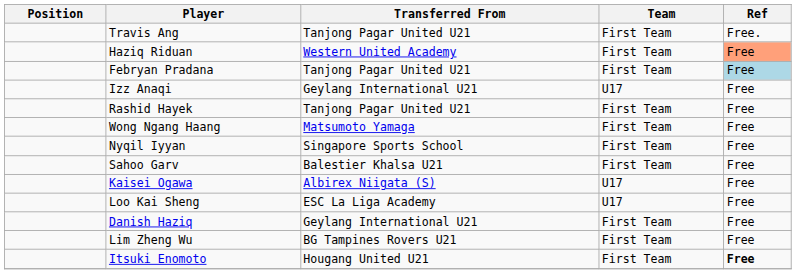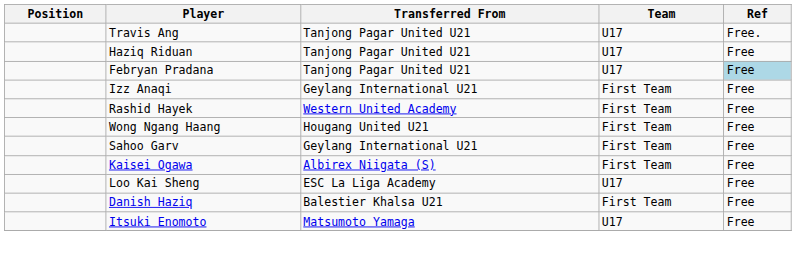(637, 33) First Team -> (612, 33) U17
(380, 52) Western United Academy -> (387, 52) Tanjong Pagar United U21
(637, 52) First Team -> (612, 52) U17
(741, 52) lightsalmon background -> (741, 52) no background
(637, 70) First Team -> (612, 70) U17
(612, 89) U17 -> (637, 89) First Team
(387, 108) Tanjong Pagar United U21 -> (380, 108) Western United Academy
(359, 127) Matsumoto Yamaga -> (366, 127) Hougang United U21
- row: (147, 146)
(373, 165) Balestier Khalsa U21 -> (390, 146) Geylang International U21
(612, 184) U17 -> (637, 165) First Team
(390, 221) Geylang International U21 -> (373, 202) Balestier Khalsa U21
- row: (151, 240)
(366, 259) Hougang United U21 -> (359, 221) Matsumoto Yamaga
(637, 259) First Team -> (612, 221) U17
(741, 259) bold -> (741, 221) normal
